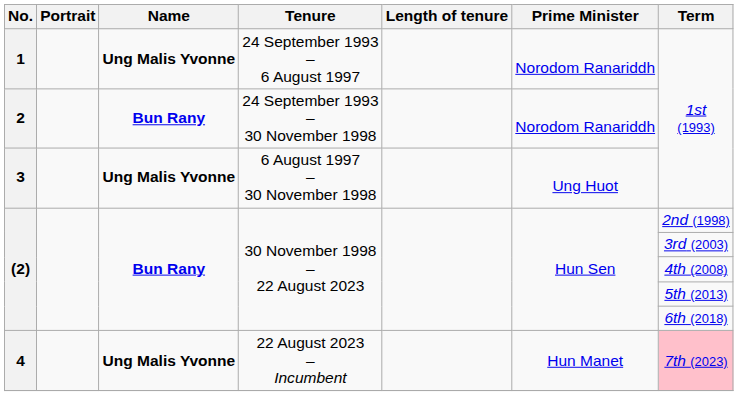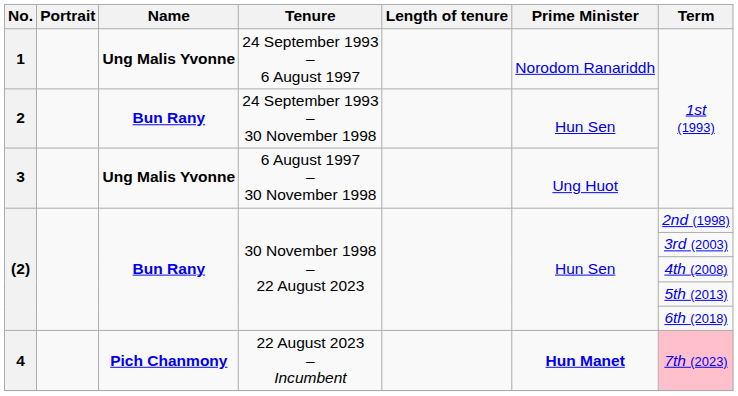(585, 127) Norodom Ranariddh -> (585, 127) Hun Sen
(169, 360) Ung Malis Yvonne -> (169, 360) Pich Chanmony
(585, 360) normal -> (585, 360) bold
